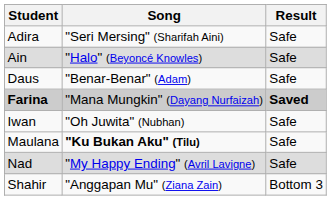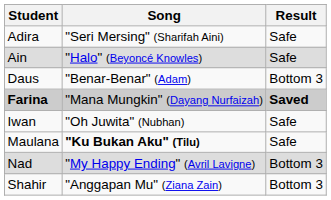(283, 79) Safe -> (296, 79) Bottom 3
(283, 164) Safe -> (296, 164) Bottom 3
